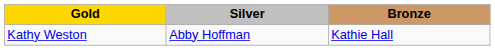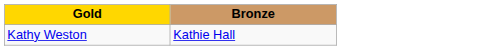- column: (247, 14)
